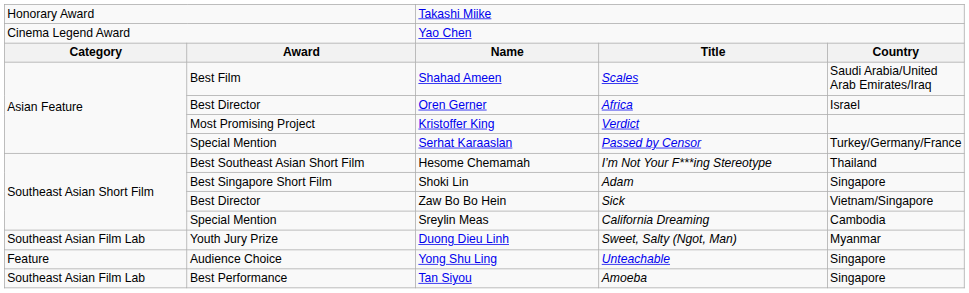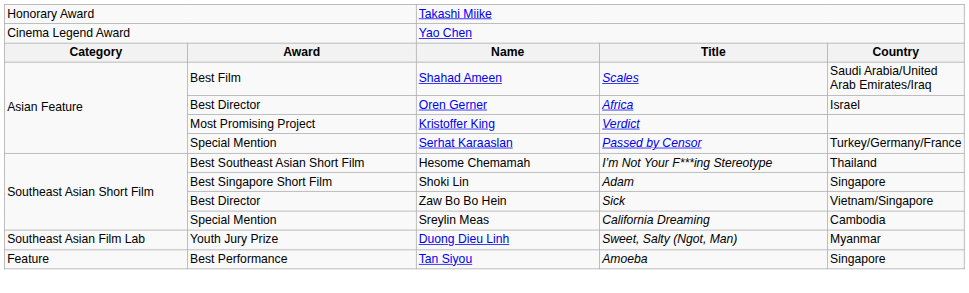- row: (458, 259)
(76, 278) Southeast Asian Film Lab -> (28, 259) Feature
